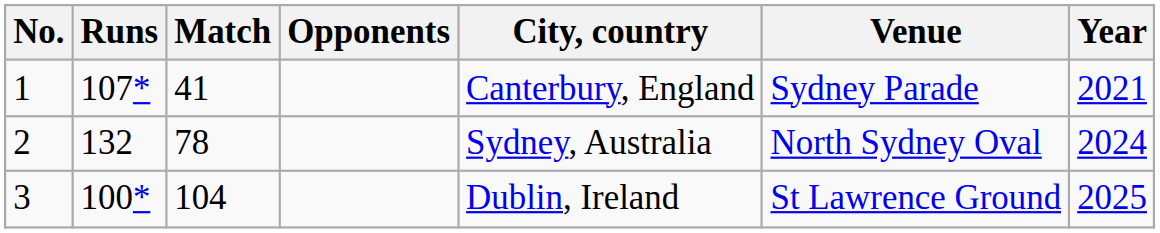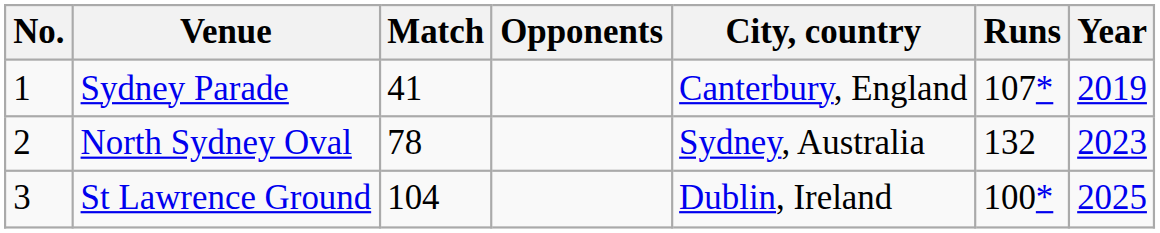columns swapped: (119, 32) <-> (916, 32)
(1112, 87) 2021 -> (1112, 87) 2019
(1112, 142) 2024 -> (1112, 142) 2023
